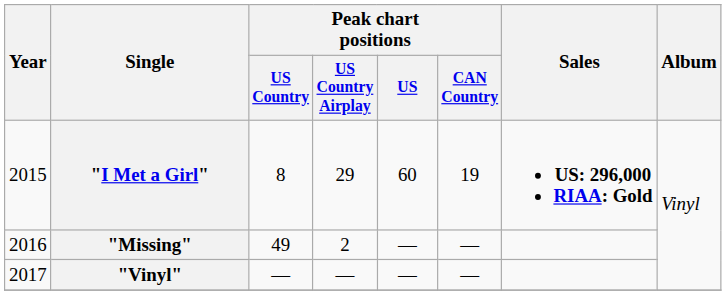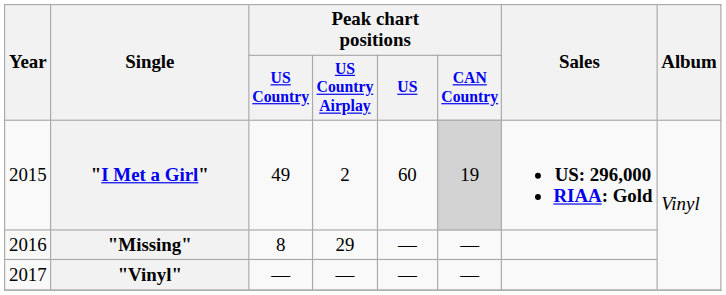(281, 174) 8 -> (281, 174) 49
(345, 174) 29 -> (345, 174) 2
(470, 174) no background -> (470, 174) lightgrey background
(281, 244) 49 -> (281, 244) 8
(345, 244) 2 -> (345, 244) 29
